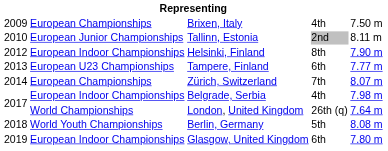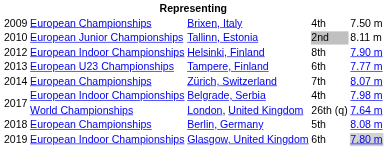(96, 125) World Youth Championships -> (91, 125) European Championships
(366, 139) no background -> (366, 139) lightgrey background
